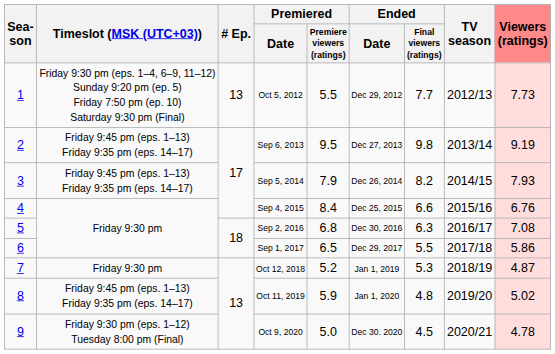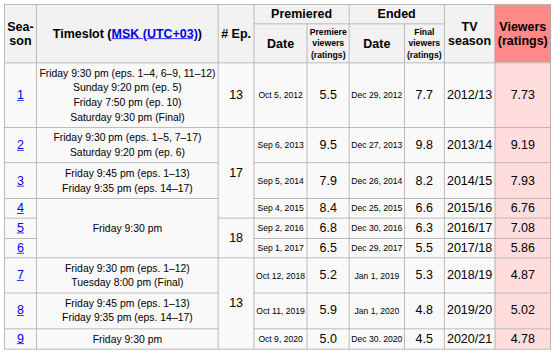(127, 145) Friday 9:45 pm (eps. 1–13) Friday 9:35 pm (eps. 14–17) -> (127, 145) Friday 9:30 pm (eps. 1–5, 7–17) Saturday 9:20 pm (ep. 6)
(127, 268) Friday 9:30 pm -> (127, 276) Friday 9:30 pm (eps. 1–12) Tuesday 8:00 pm (Final)
(127, 331) Friday 9:30 pm (eps. 1–12) Tuesday 8:00 pm (Final) -> (127, 339) Friday 9:30 pm
